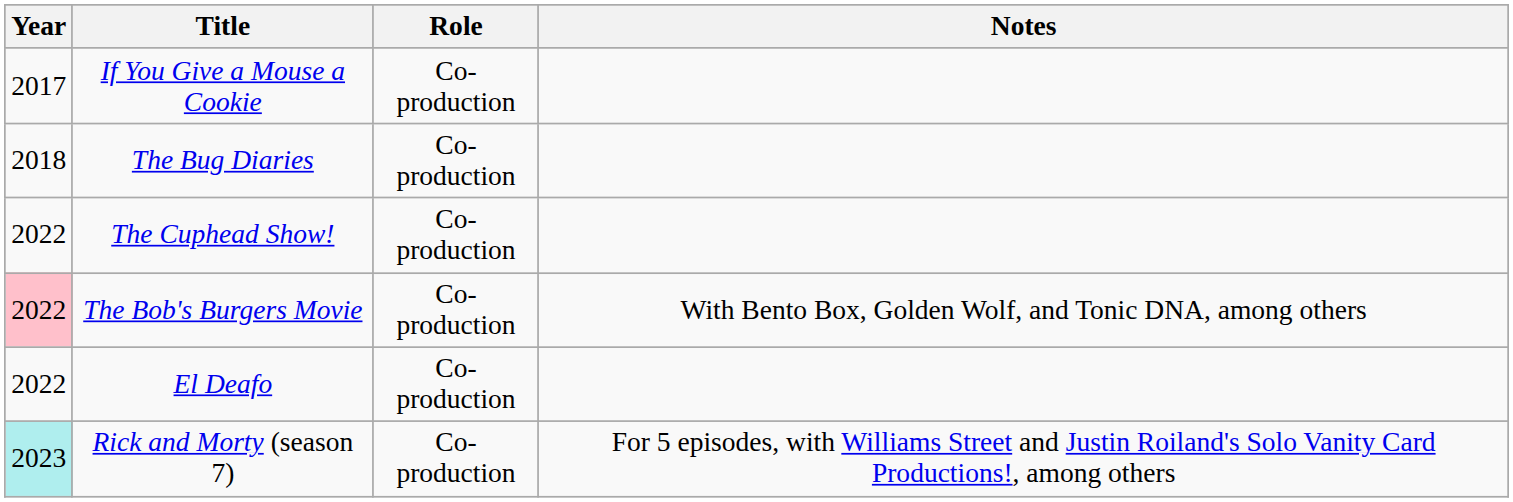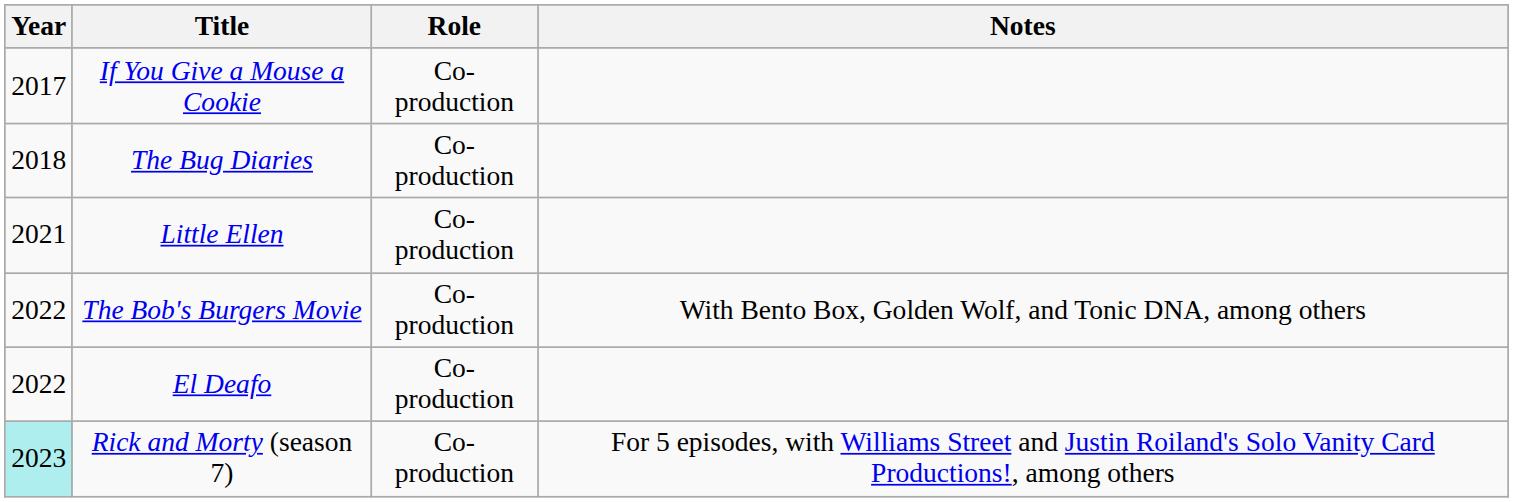+ row: (222, 234)
- row: (223, 234)
(39, 309) pink background -> (39, 309) no background
